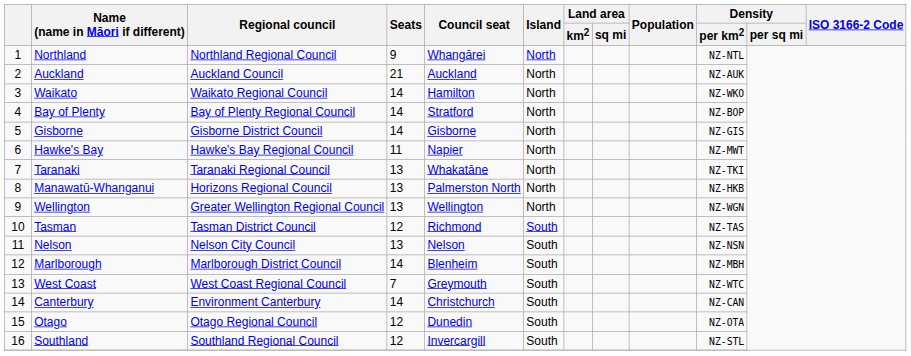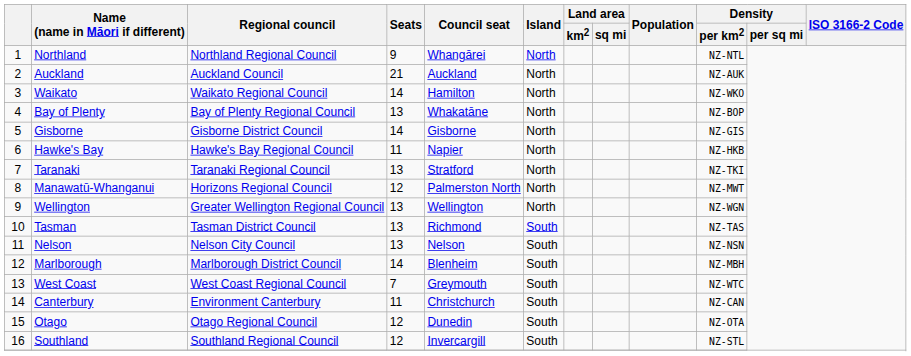(396, 112) 14 -> (396, 112) 13
(450, 112) Stratford -> (458, 112) Whakatāne
(727, 151) NZ-MWT -> (727, 151) NZ-HKB
(458, 169) Whakatāne -> (450, 169) Stratford
(396, 188) 13 -> (396, 188) 12
(727, 189) NZ-HKB -> (727, 189) NZ-MWT
(396, 226) 12 -> (396, 226) 13
(396, 302) 14 -> (396, 302) 11
